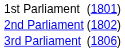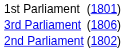rows swapped: (44, 25) <-> (43, 41)
